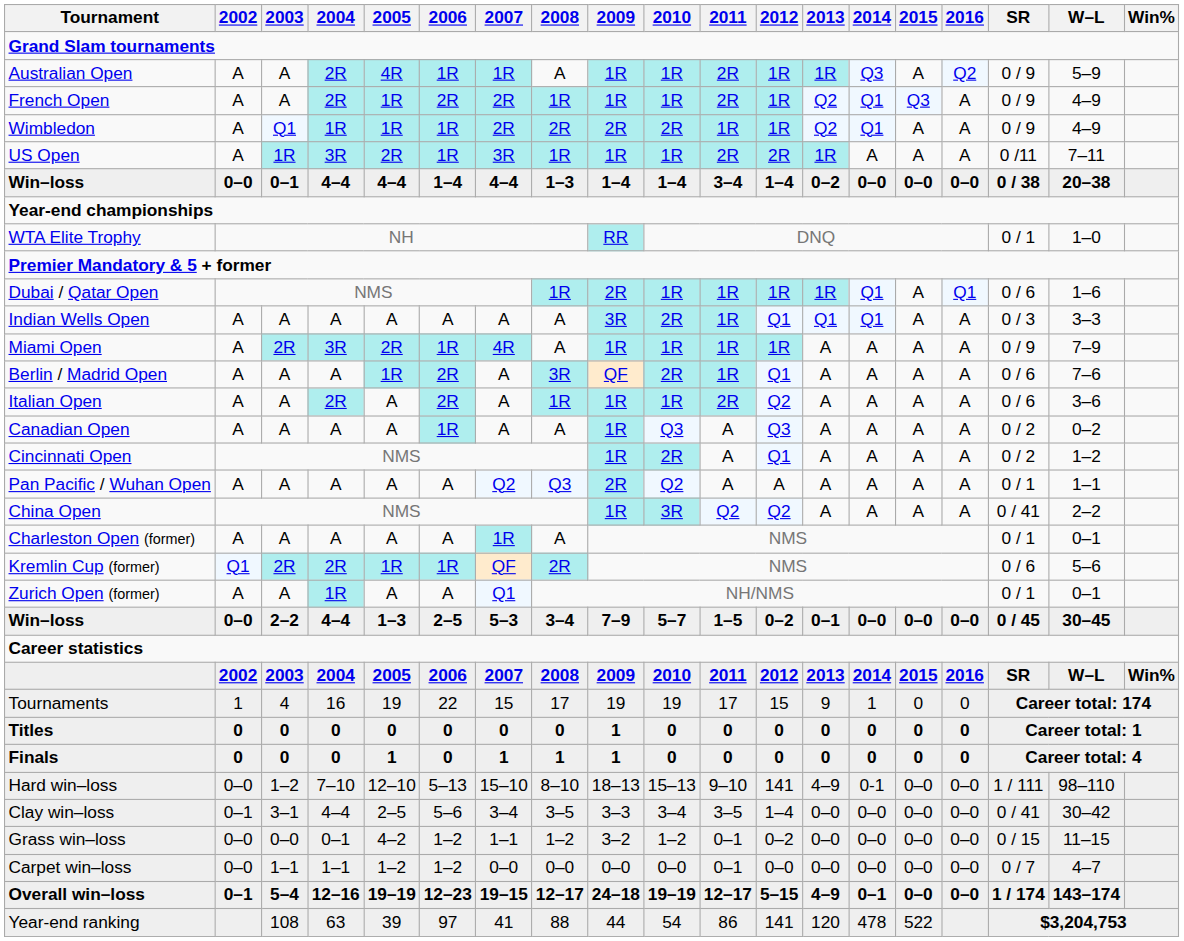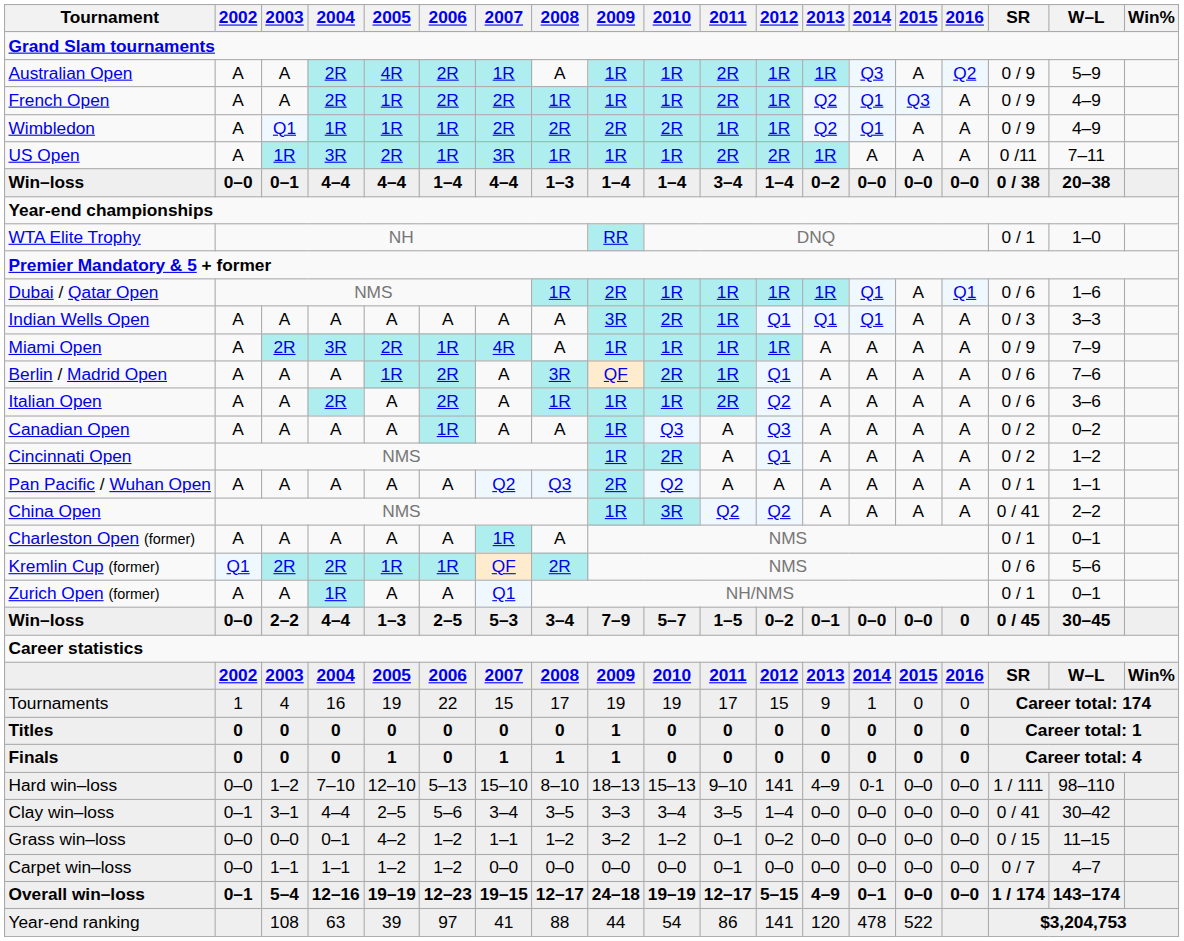(448, 73) 1R -> (448, 73) 2R
(965, 621) 0–0 -> (965, 621) 0
